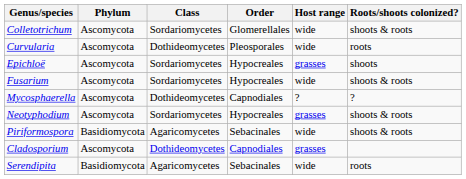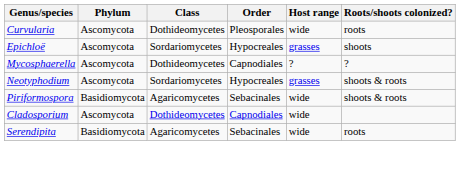- row: (39, 30)
- row: (28, 81)
(310, 149) grasses -> (299, 115) wide
